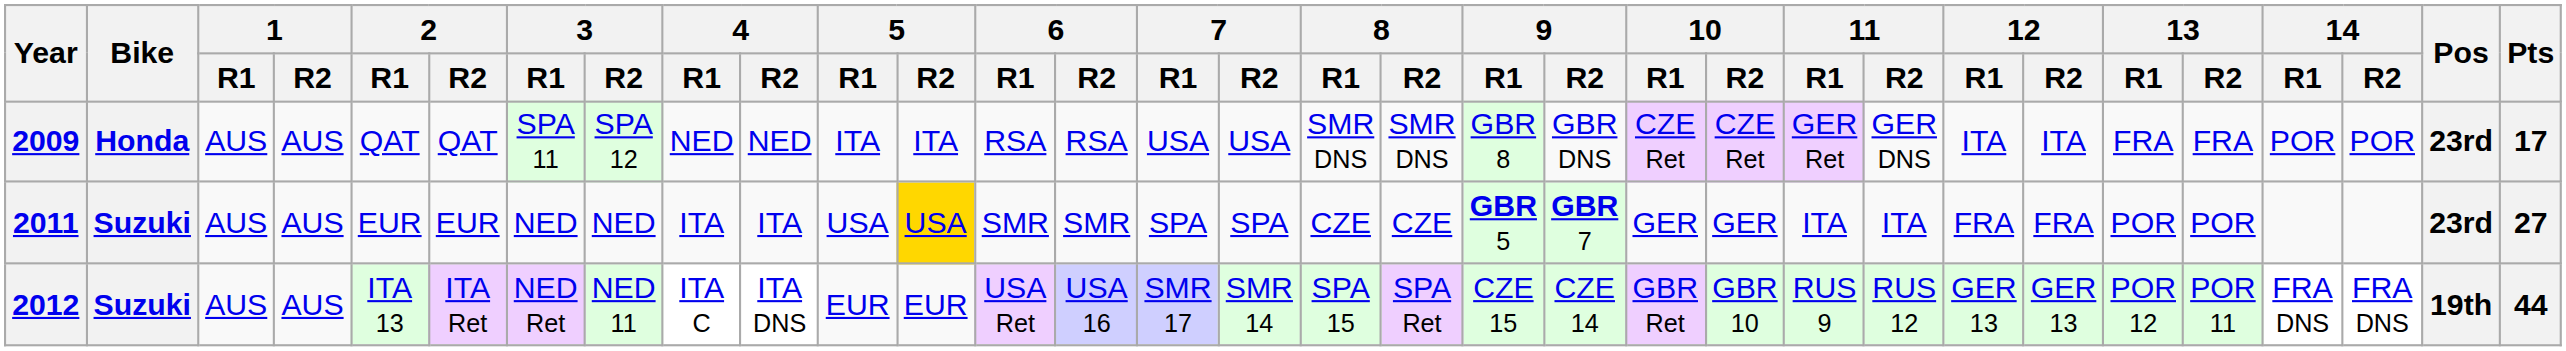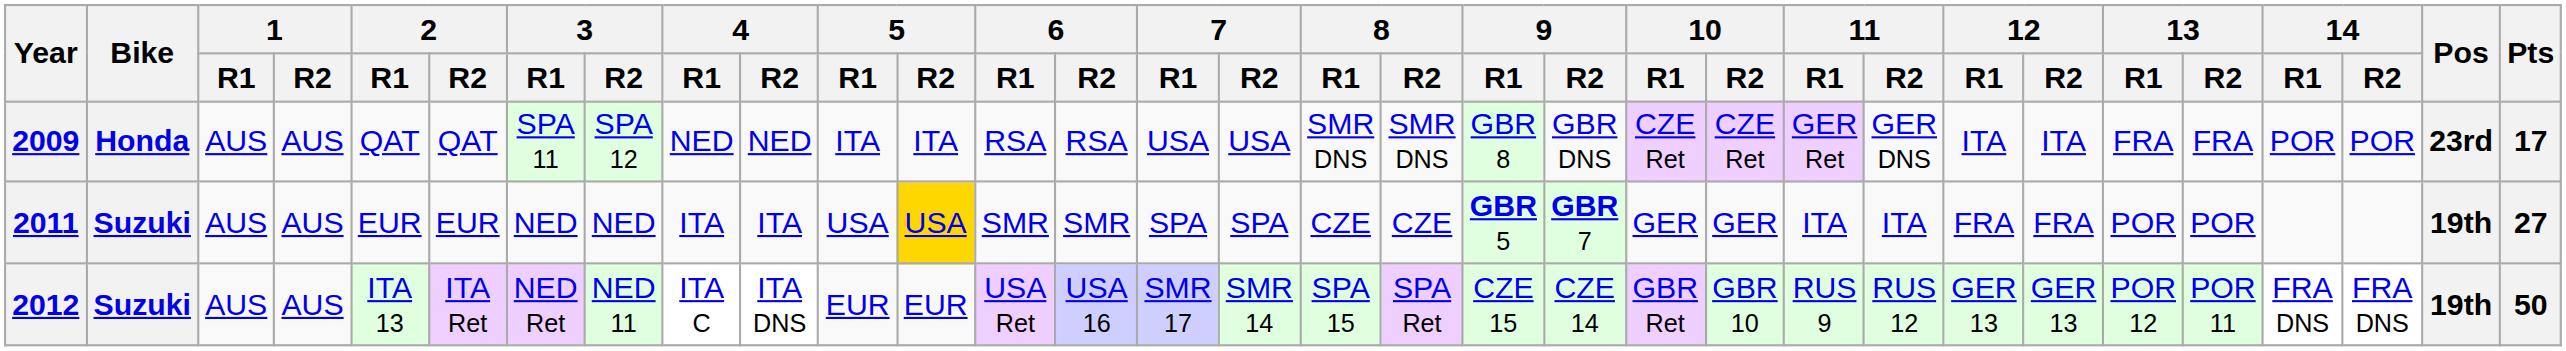(2461, 223) 23rd -> (2461, 223) 19th
(2531, 304) 44 -> (2531, 304) 50
